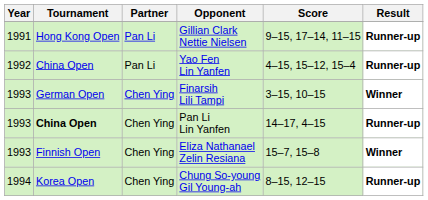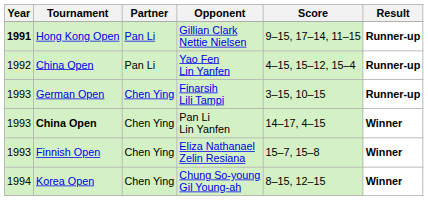(19, 36) normal -> (19, 36) bold
(384, 94) Winner -> (393, 94) Runner-up
(393, 124) Runner-up -> (384, 124) Winner
(393, 182) Runner-up -> (384, 182) Winner
